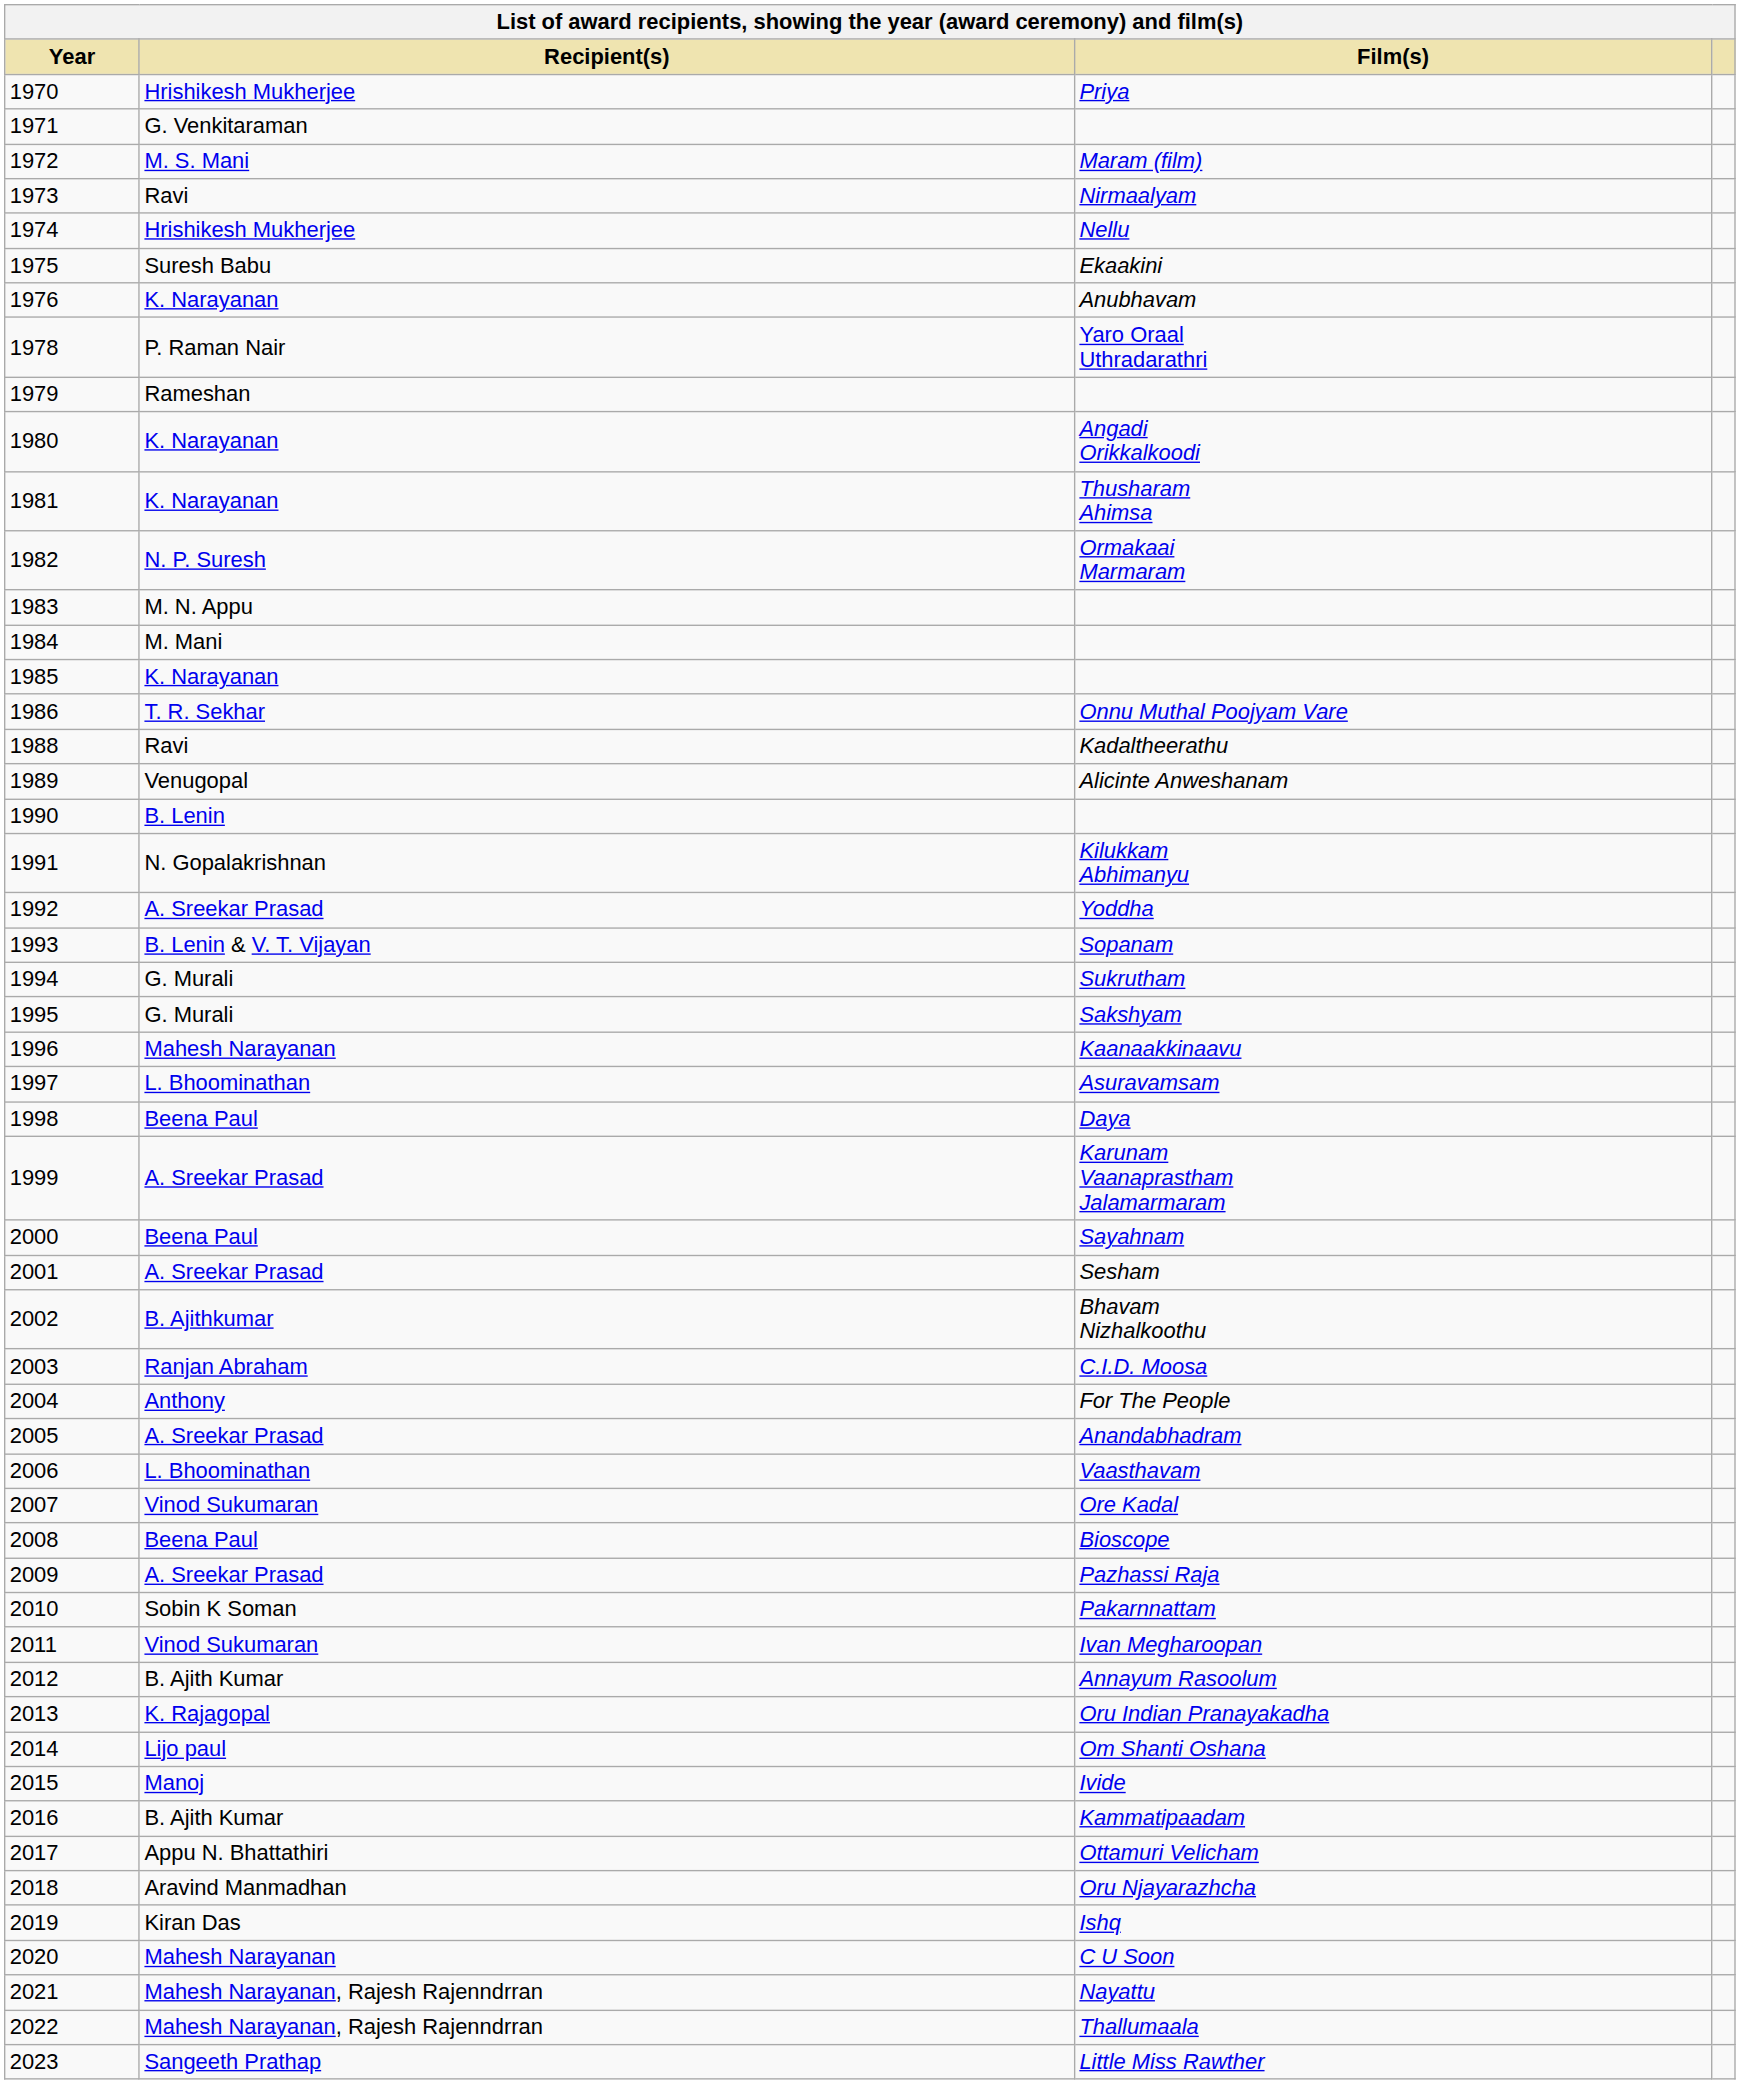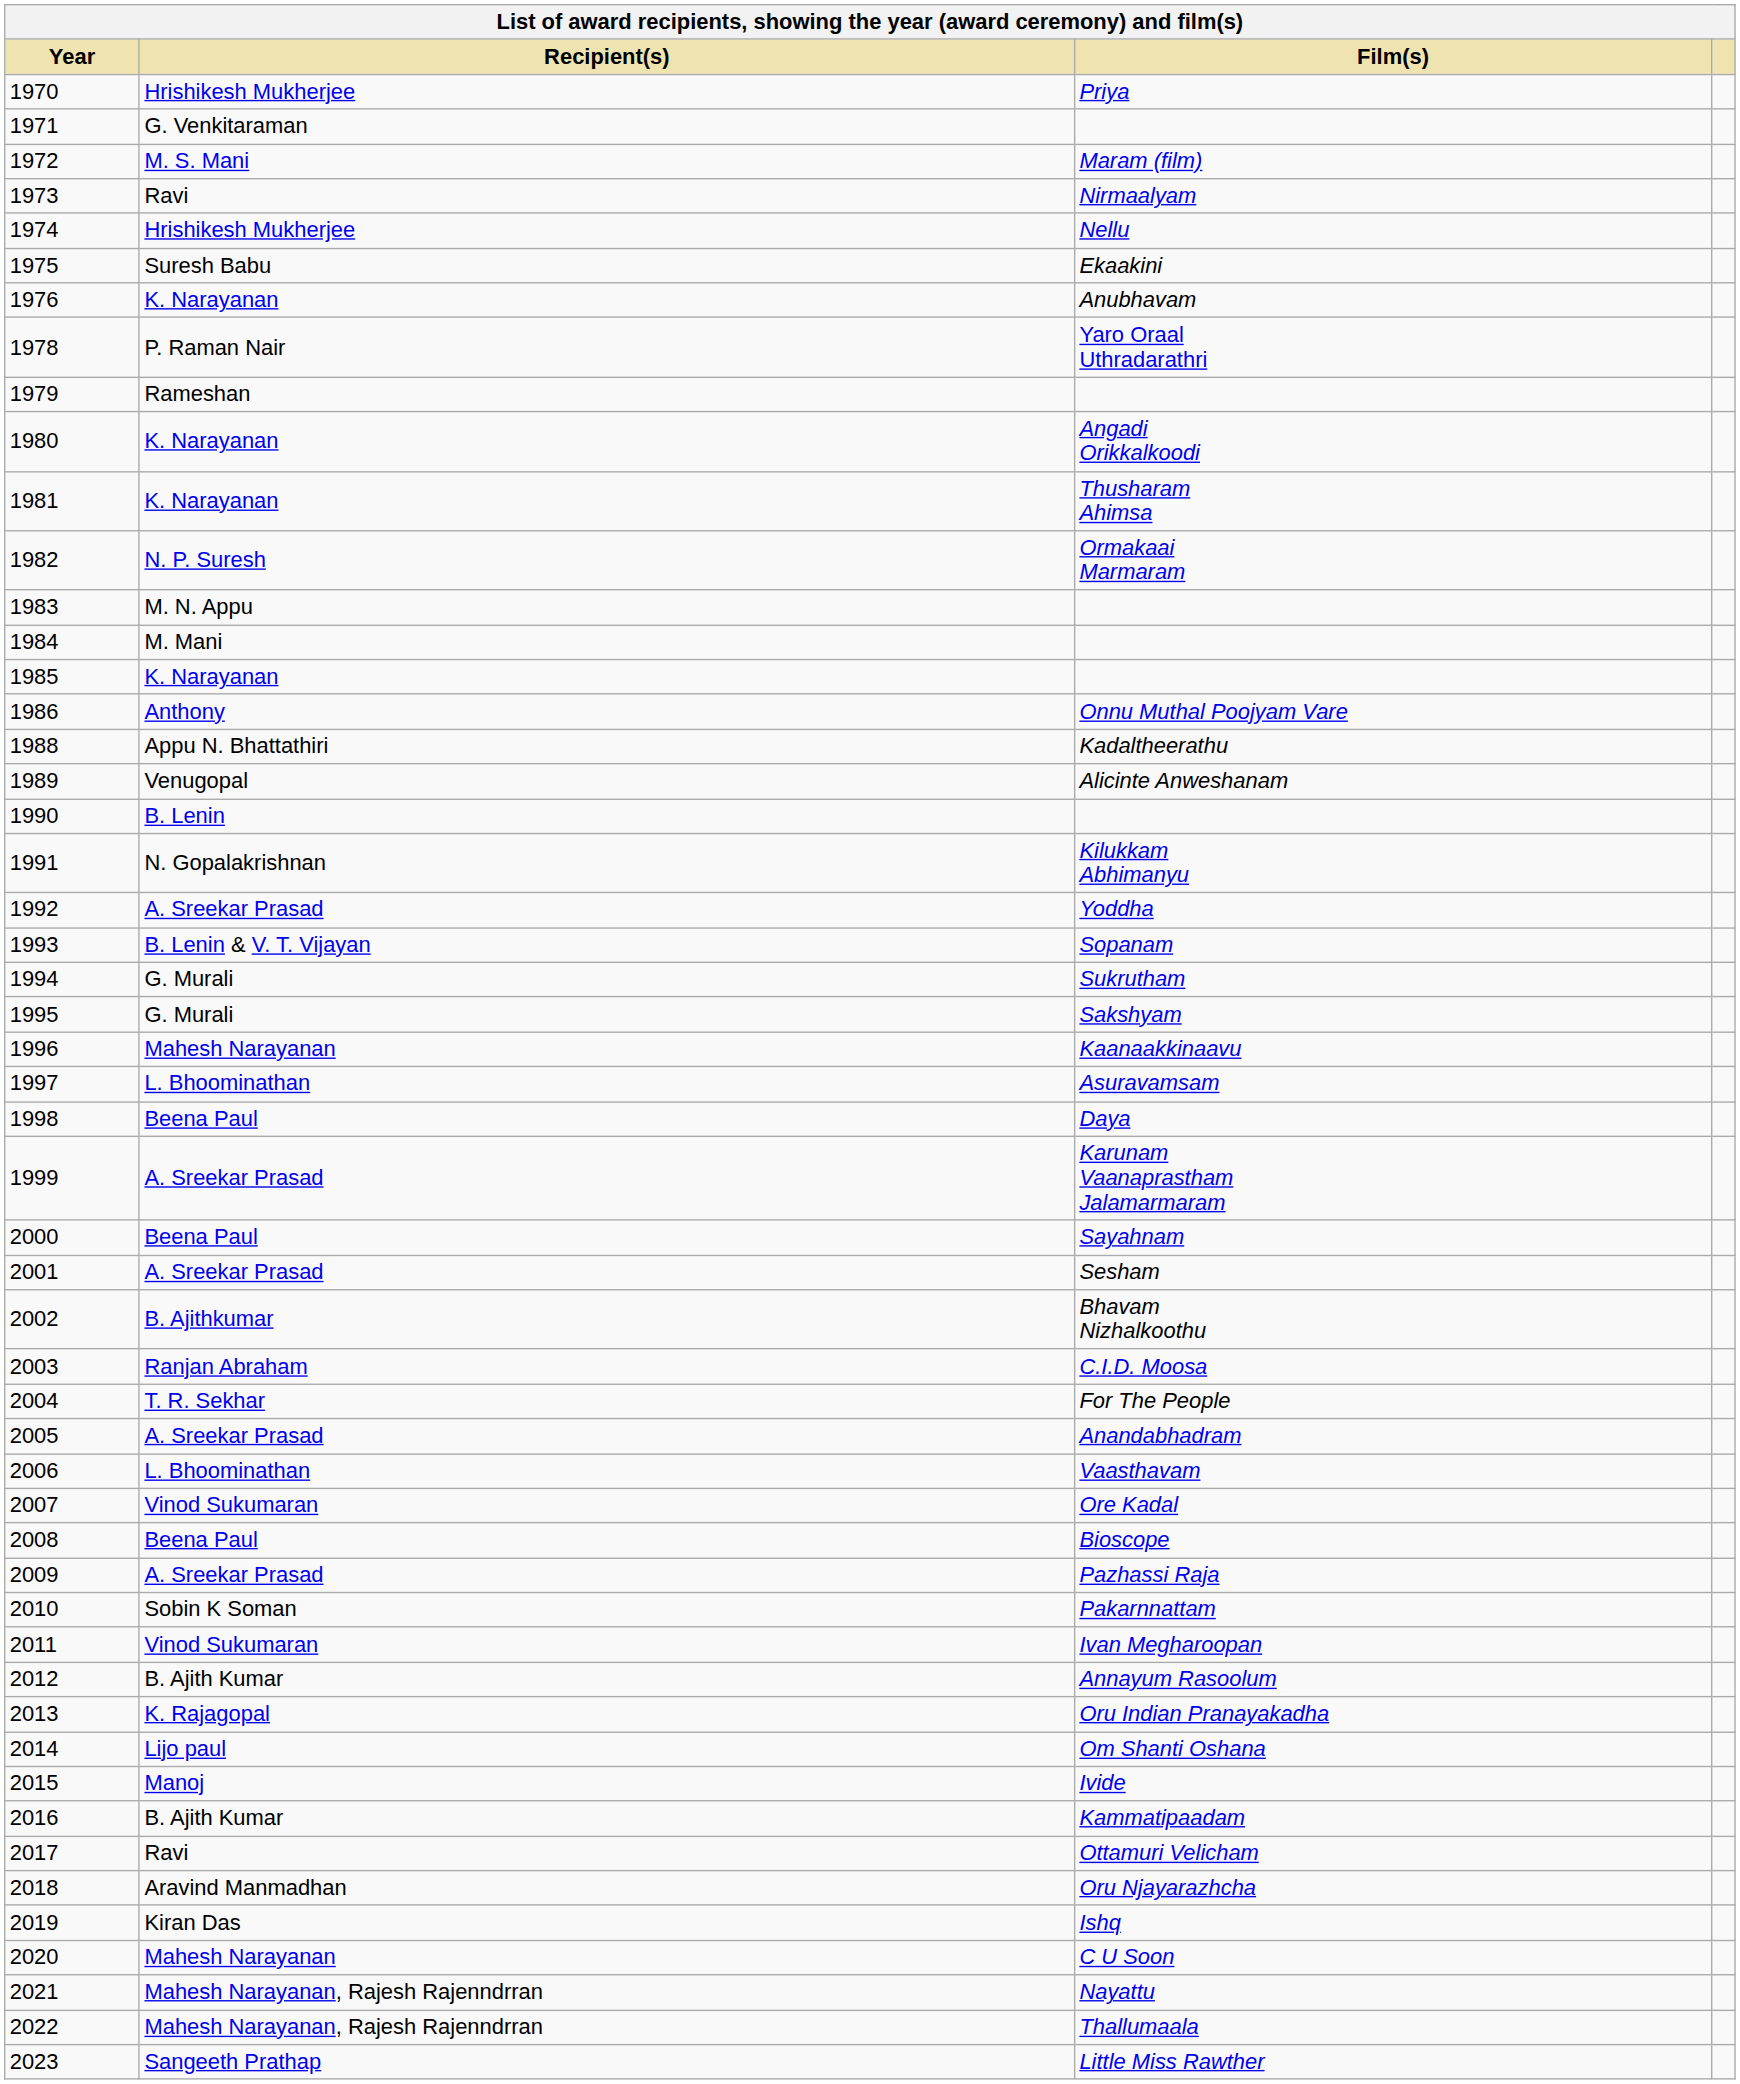(205, 711) T. R. Sekhar -> (185, 711) Anthony
(166, 746) Ravi -> (236, 746) Appu N. Bhattathiri
(185, 1401) Anthony -> (205, 1401) T. R. Sekhar
(236, 1853) Appu N. Bhattathiri -> (166, 1853) Ravi
